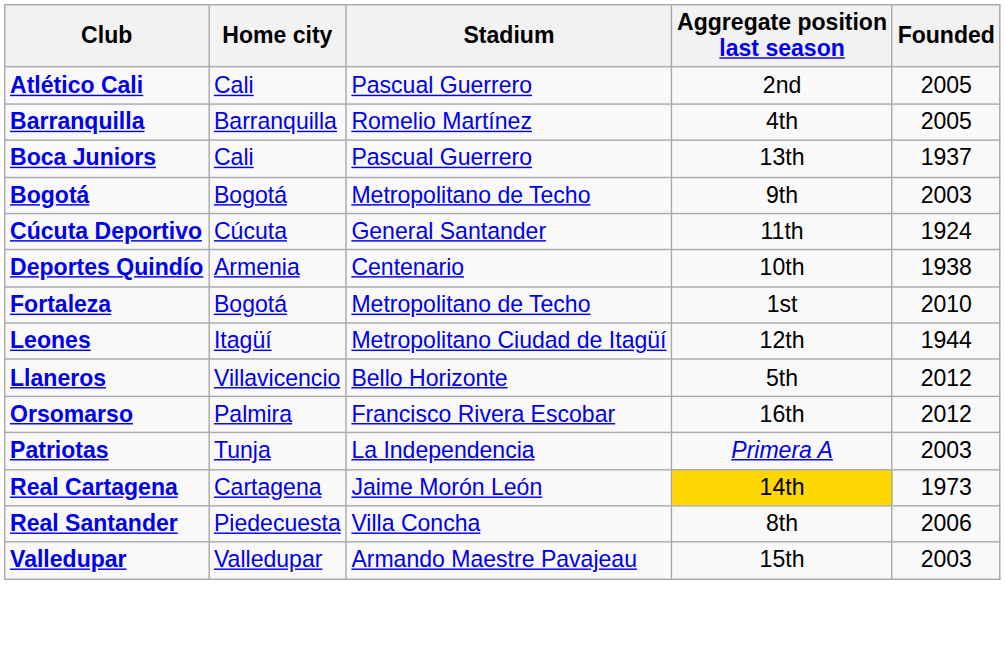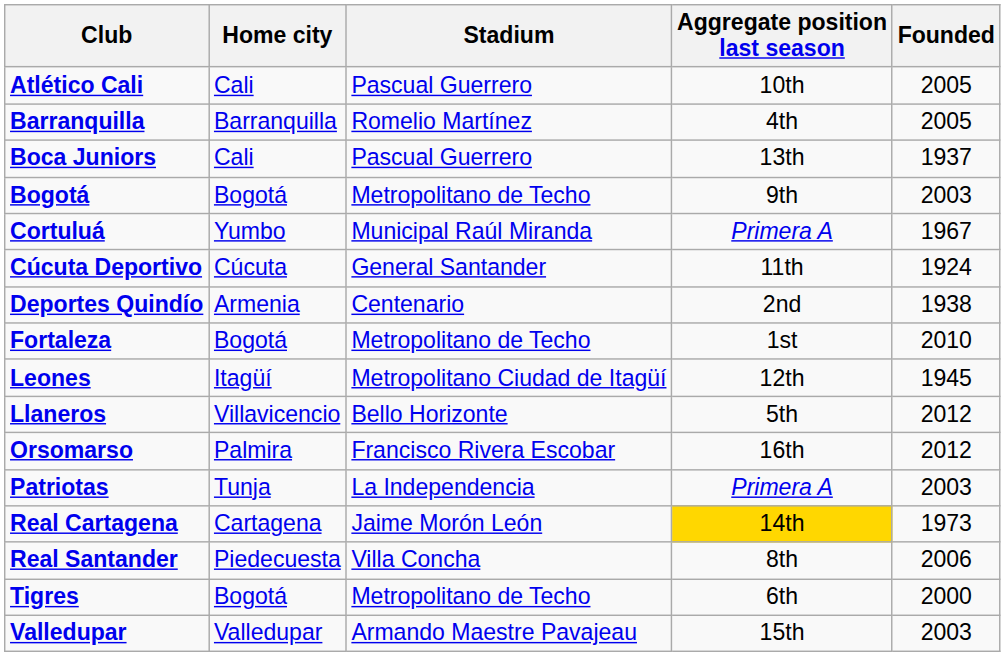(782, 85) 2nd -> (782, 85) 10th
+ row: (57, 231)
(782, 267) 10th -> (782, 304) 2nd
(946, 341) 1944 -> (946, 377) 1945
+ row: (44, 596)
